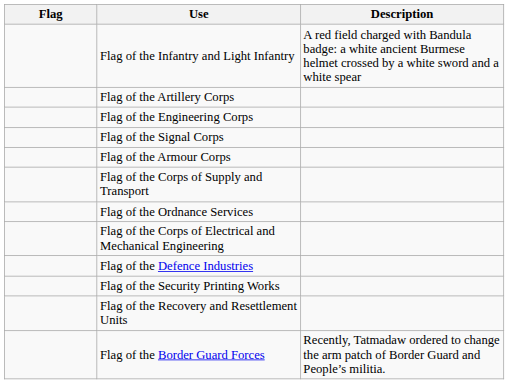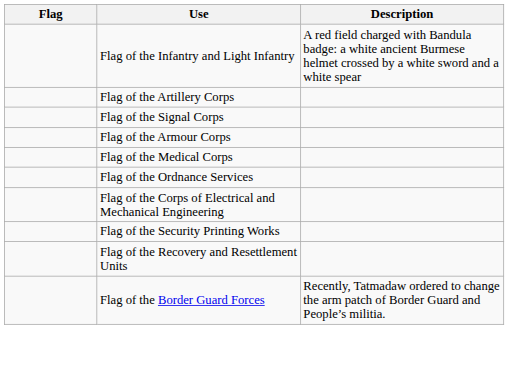- row: (177, 117)
+ row: (166, 157)
- row: (181, 184)
- row: (177, 266)
